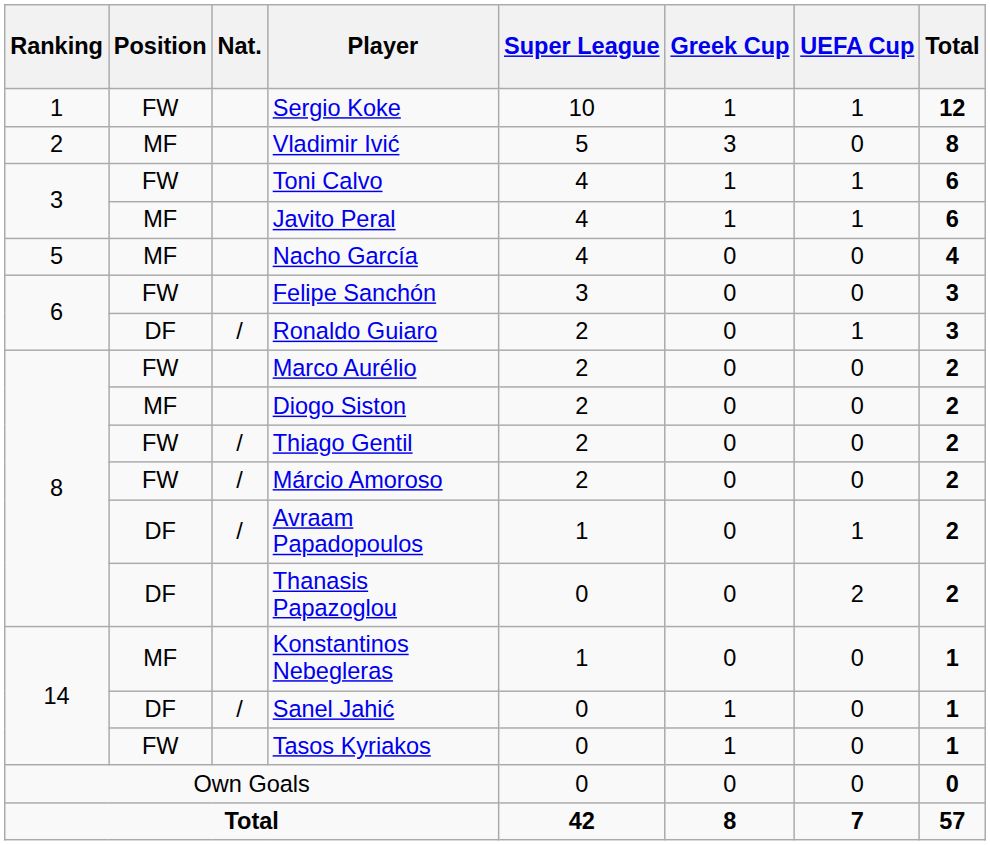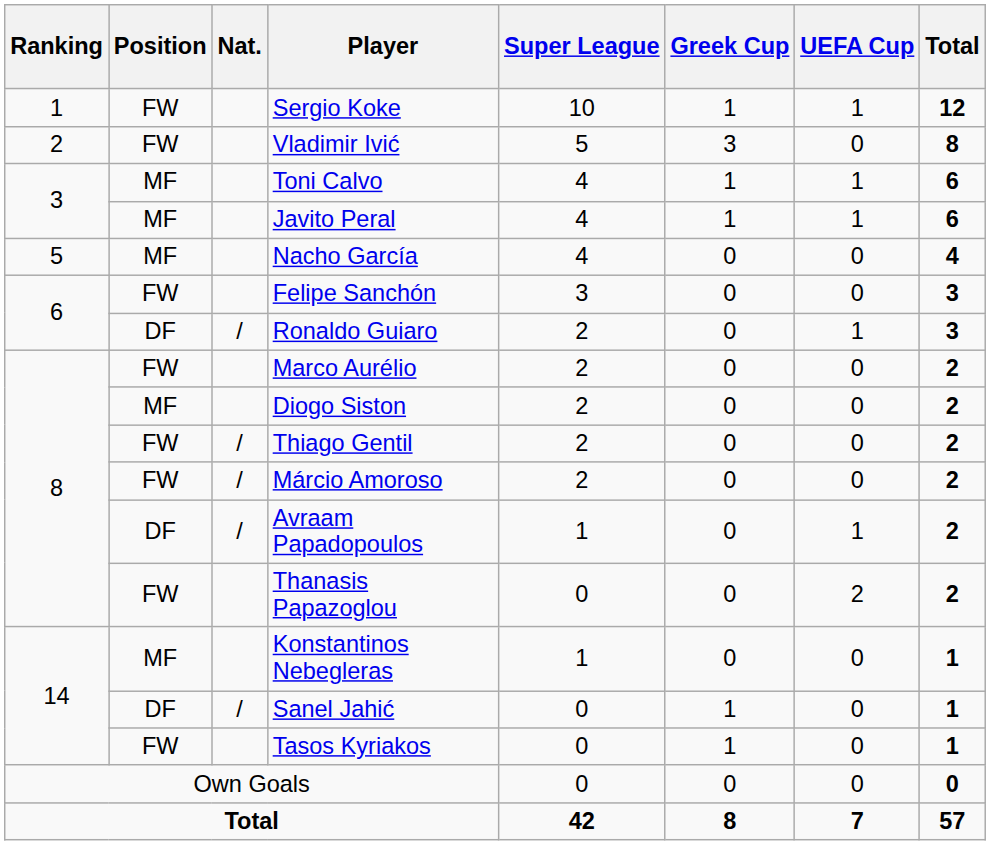(160, 144) MF -> (160, 144) FW
(160, 182) FW -> (160, 182) MF
(160, 594) DF -> (160, 594) FW
